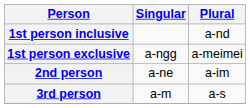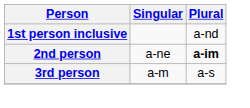- row: (69, 53)
(217, 73) normal -> (206, 53) bold
